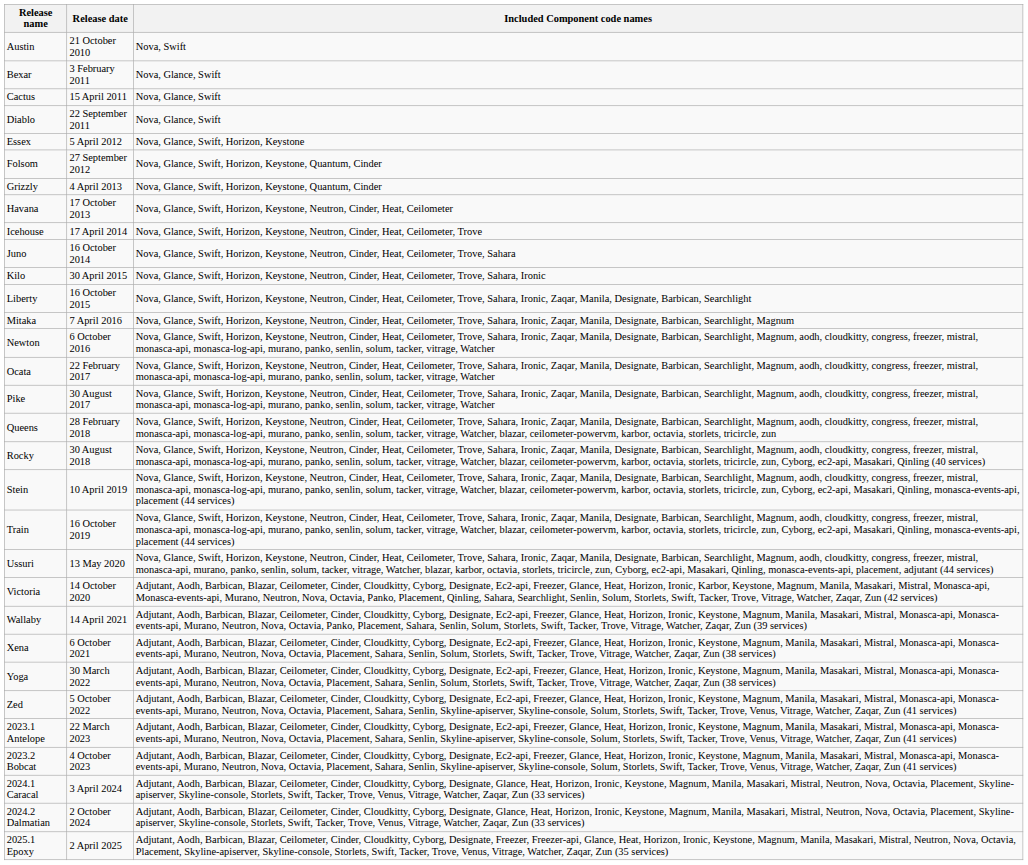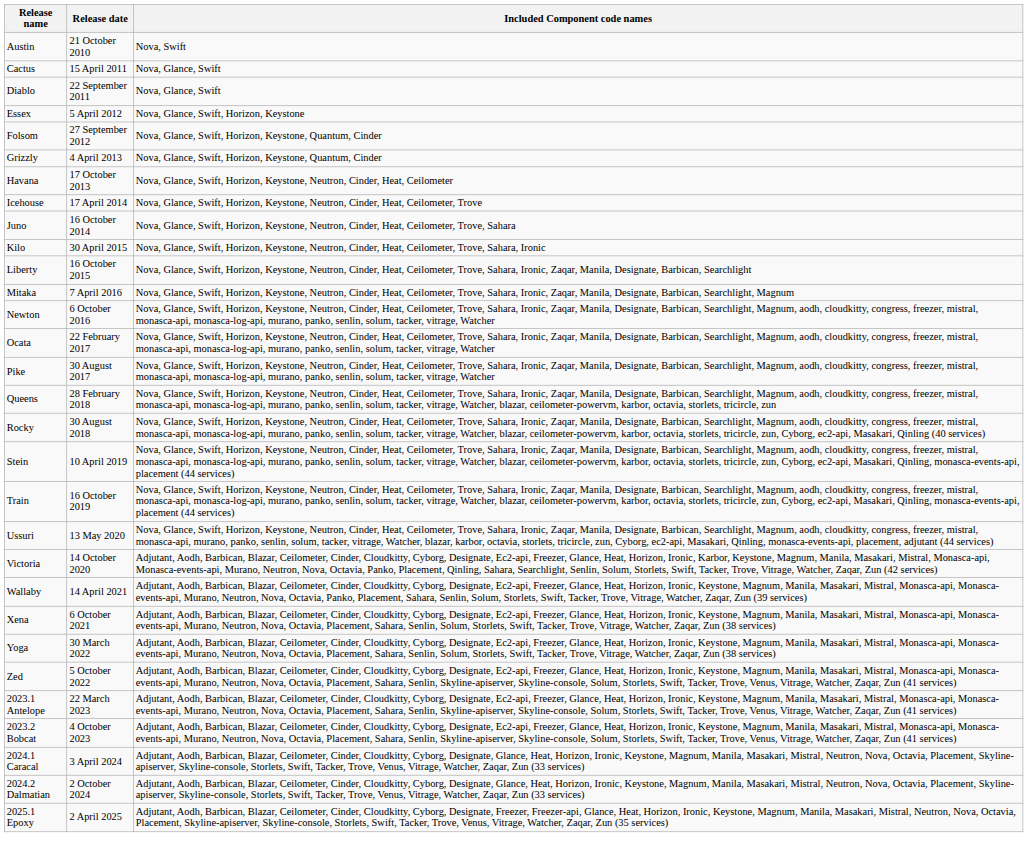- row: (19, 74)
